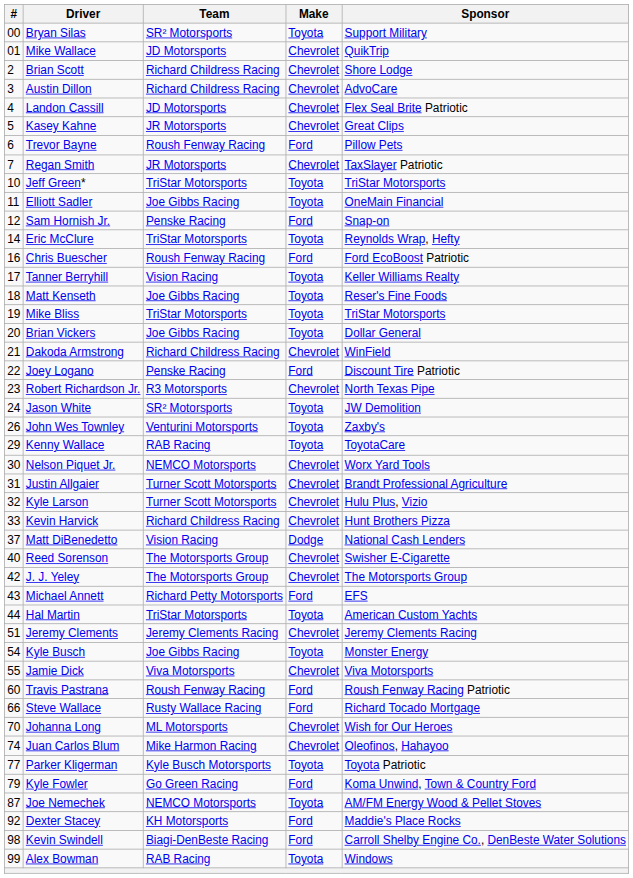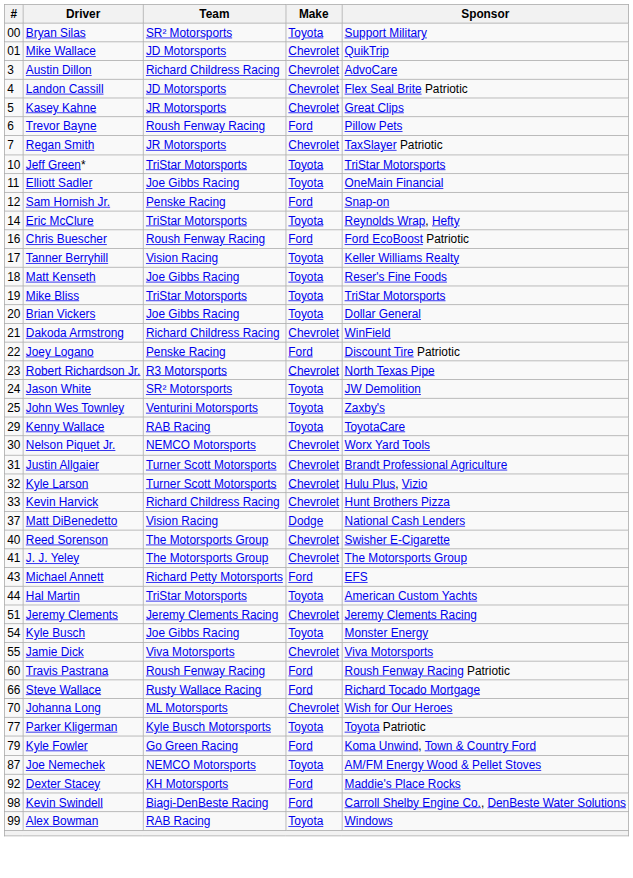- row: (55, 70)
(14, 427) 26 -> (14, 408) 25
(14, 577) 42 -> (14, 558) 41
- row: (73, 746)
